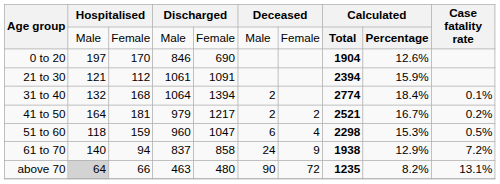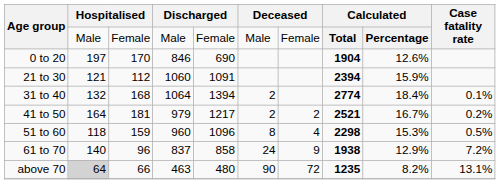(178, 77) 1061 -> (178, 77) 1060
(222, 132) 1047 -> (222, 132) 1096
(272, 132) 6 -> (272, 132) 8
(144, 151) 94 -> (144, 151) 96
